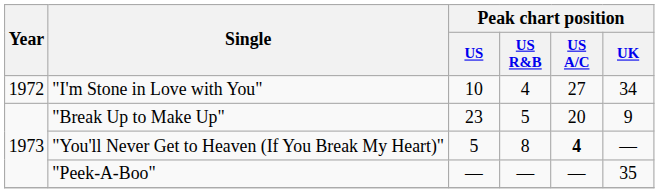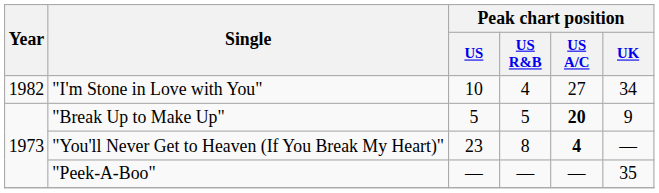(26, 89) 1972 -> (26, 89) 1982
(474, 117) 23 -> (474, 117) 5
(577, 117) normal -> (577, 117) bold
(474, 145) 5 -> (474, 145) 23
